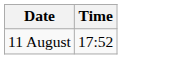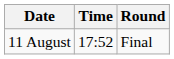+ column: (143, 16)
